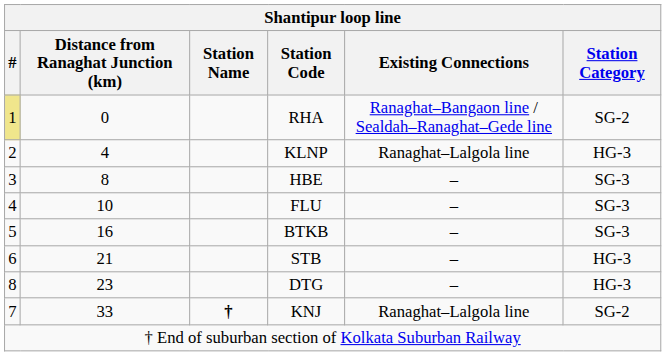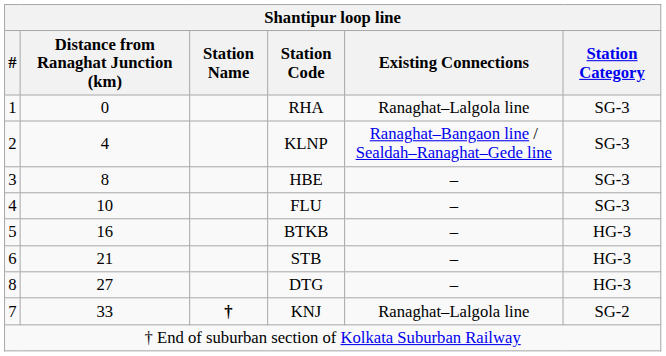(13, 117) khaki background -> (13, 107) no background
(454, 117) Ranaghat–Bangaon line / Sealdah–Ranaghat–Gede line -> (454, 107) Ranaghat–Lalgola line
(612, 117) SG-2 -> (612, 107) SG-3
(454, 153) Ranaghat–Lalgola line -> (454, 143) Ranaghat–Bangaon line / Sealdah–Ranaghat–Gede line
(612, 153) HG-3 -> (612, 143) SG-3
(612, 232) SG-3 -> (612, 232) HG-3
(105, 284) 23 -> (105, 284) 27
